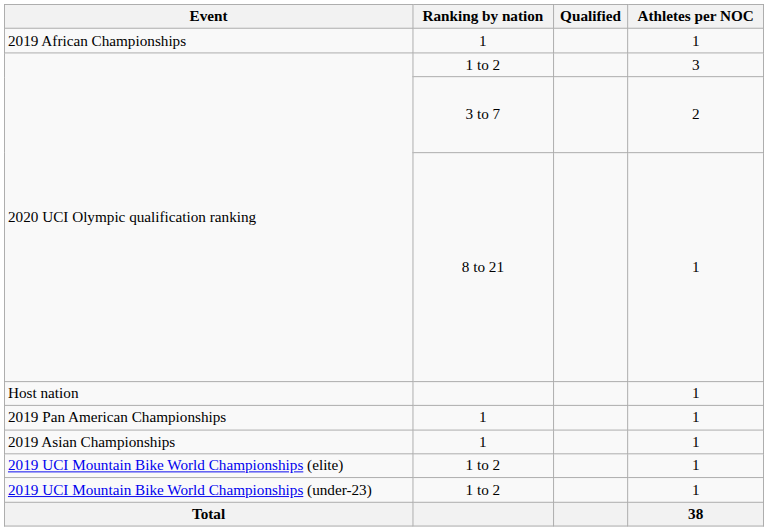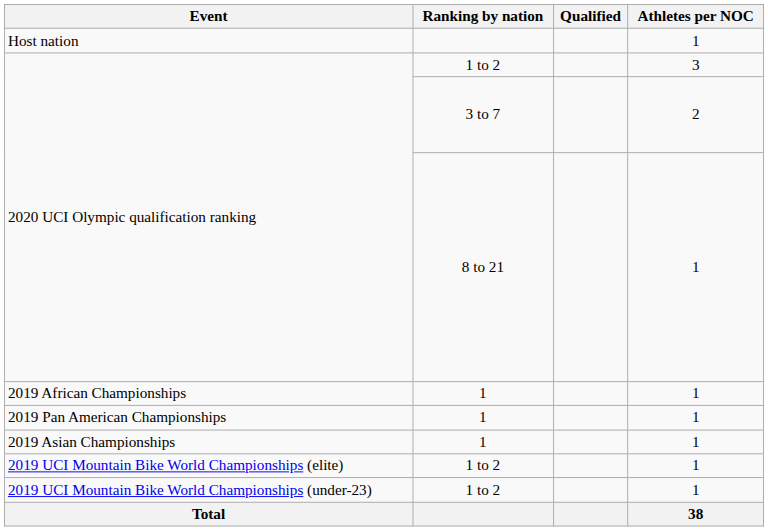rows swapped: (43, 393) <-> (97, 40)
